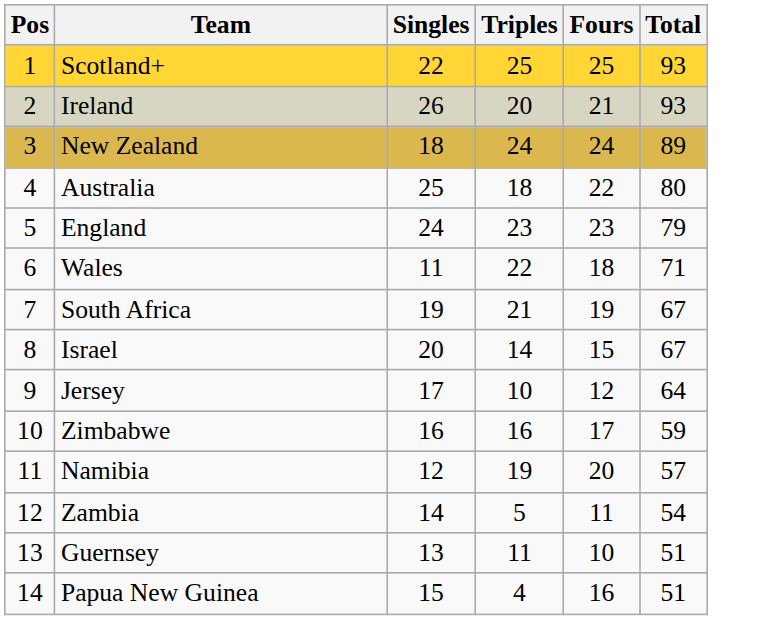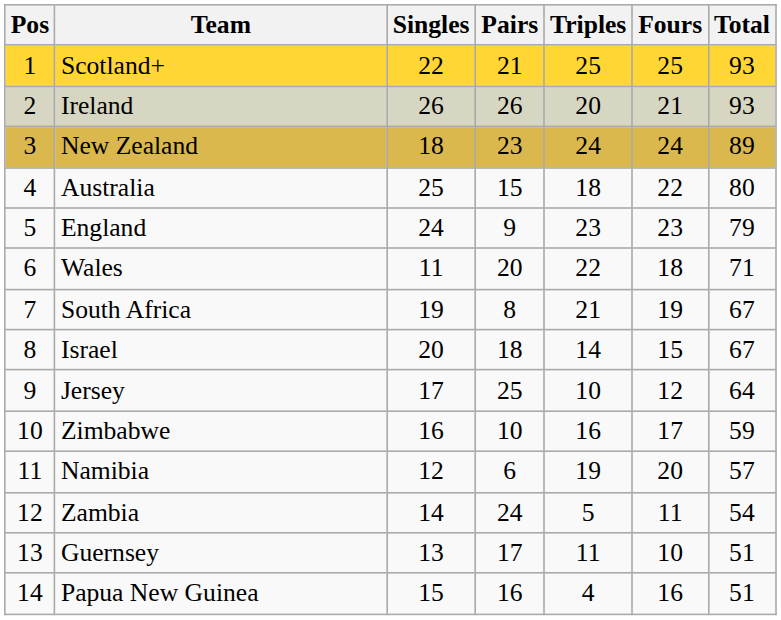+ column: (510, 24)
